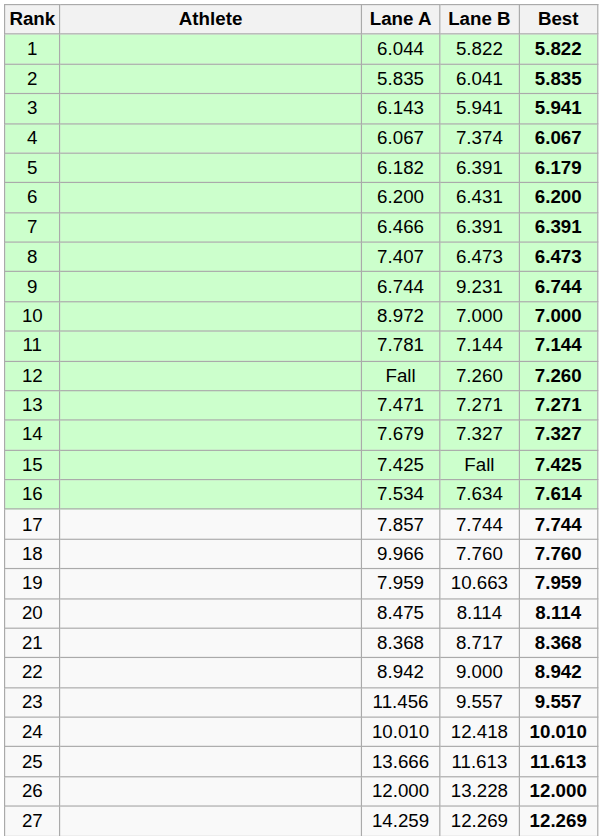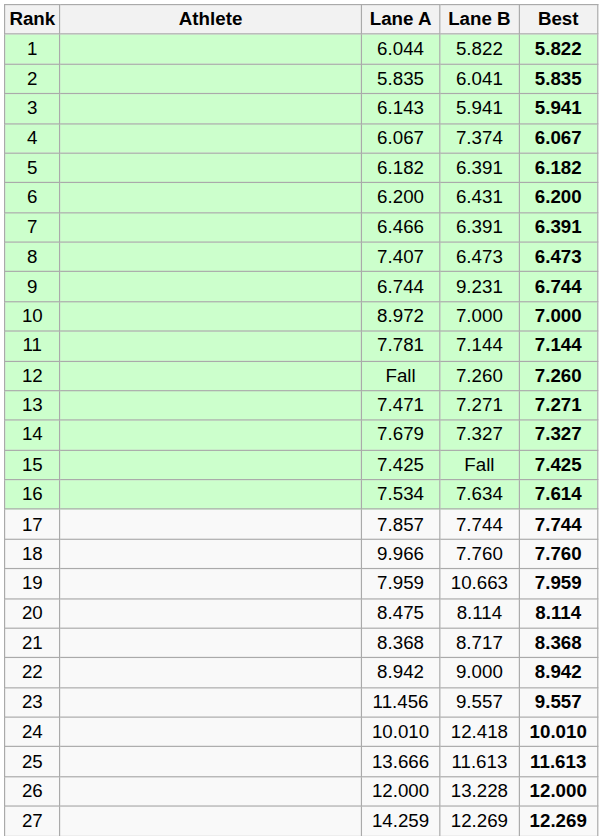(558, 167) 6.179 -> (558, 167) 6.182
